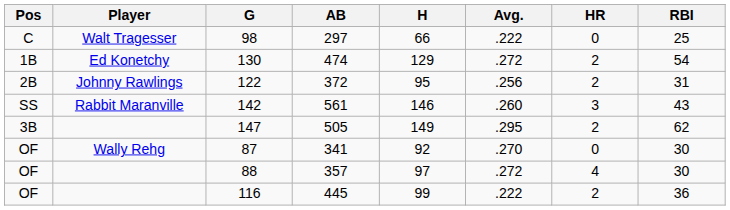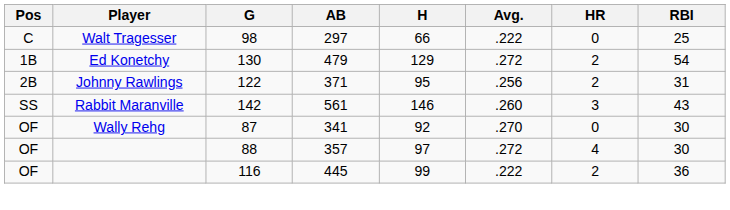(336, 60) 474 -> (336, 60) 479
(336, 82) 372 -> (336, 82) 371
- row: (249, 127)
